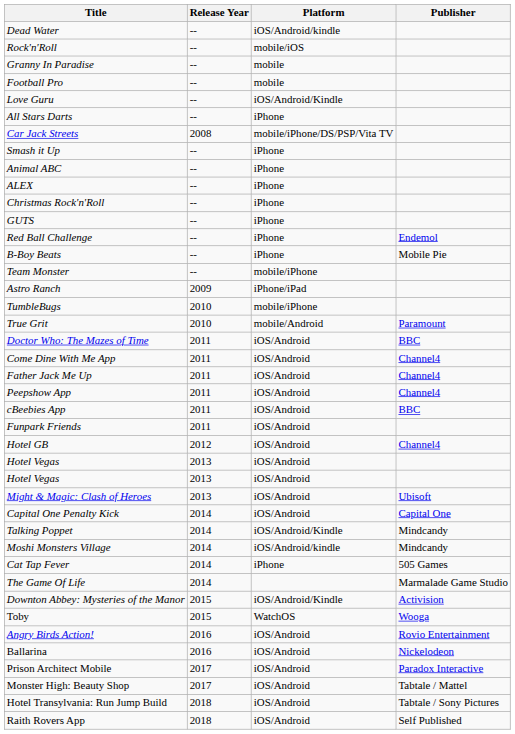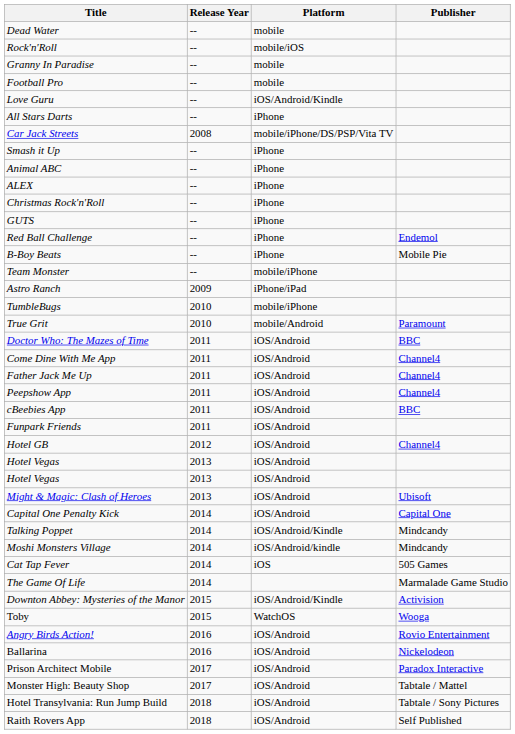(297, 30) iOS/Android/kindle -> (269, 30) mobile
(269, 565) iPhone -> (262, 565) iOS
